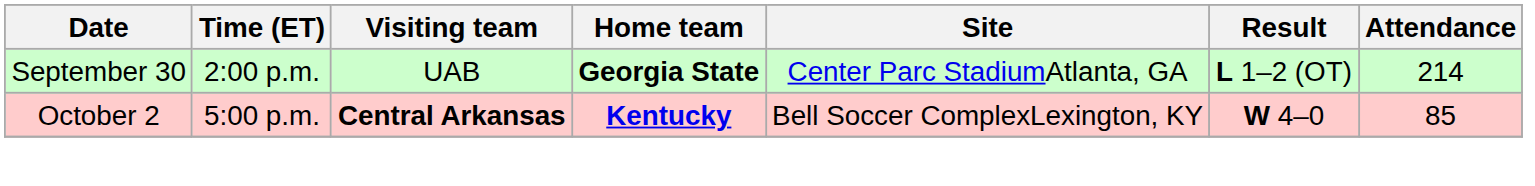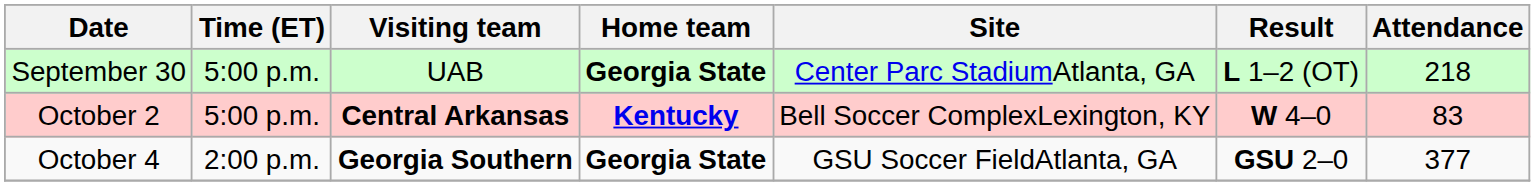(262, 71) 2:00 p.m. -> (262, 71) 5:00 p.m.
(1441, 71) 214 -> (1448, 71) 218
(1441, 115) 85 -> (1448, 115) 83
+ row: (99, 159)
